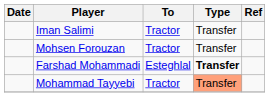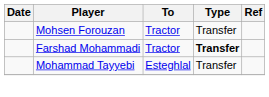- row: (65, 30)
(168, 65) Esteghlal -> (163, 48) Tractor
(163, 83) Tractor -> (168, 65) Esteghlal
(216, 83) lightsalmon background -> (216, 65) no background
